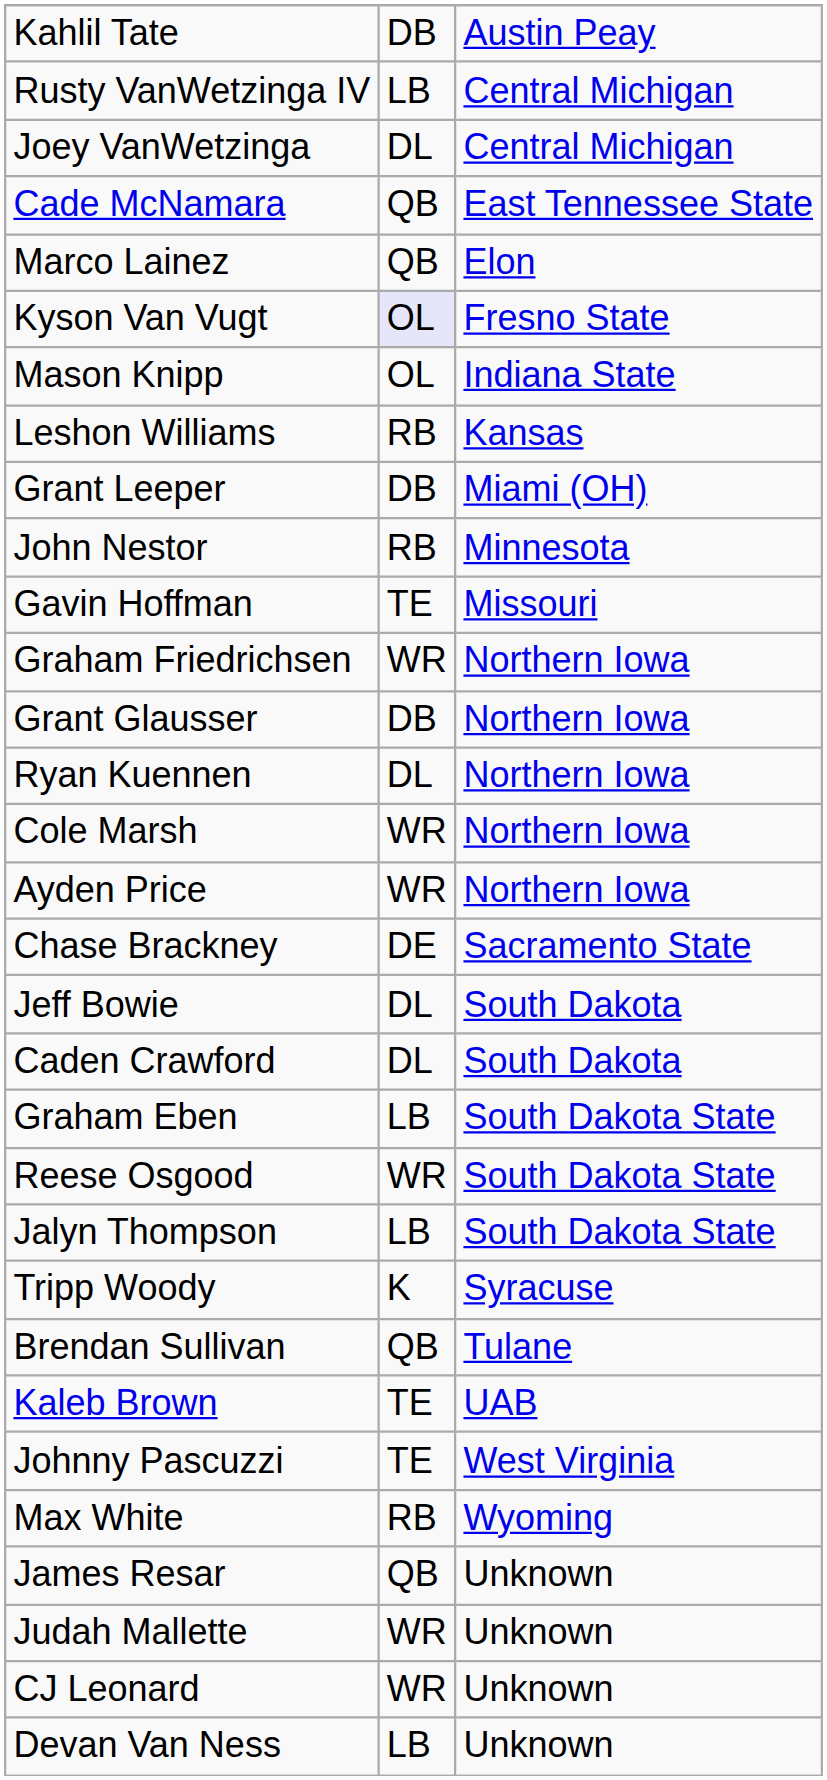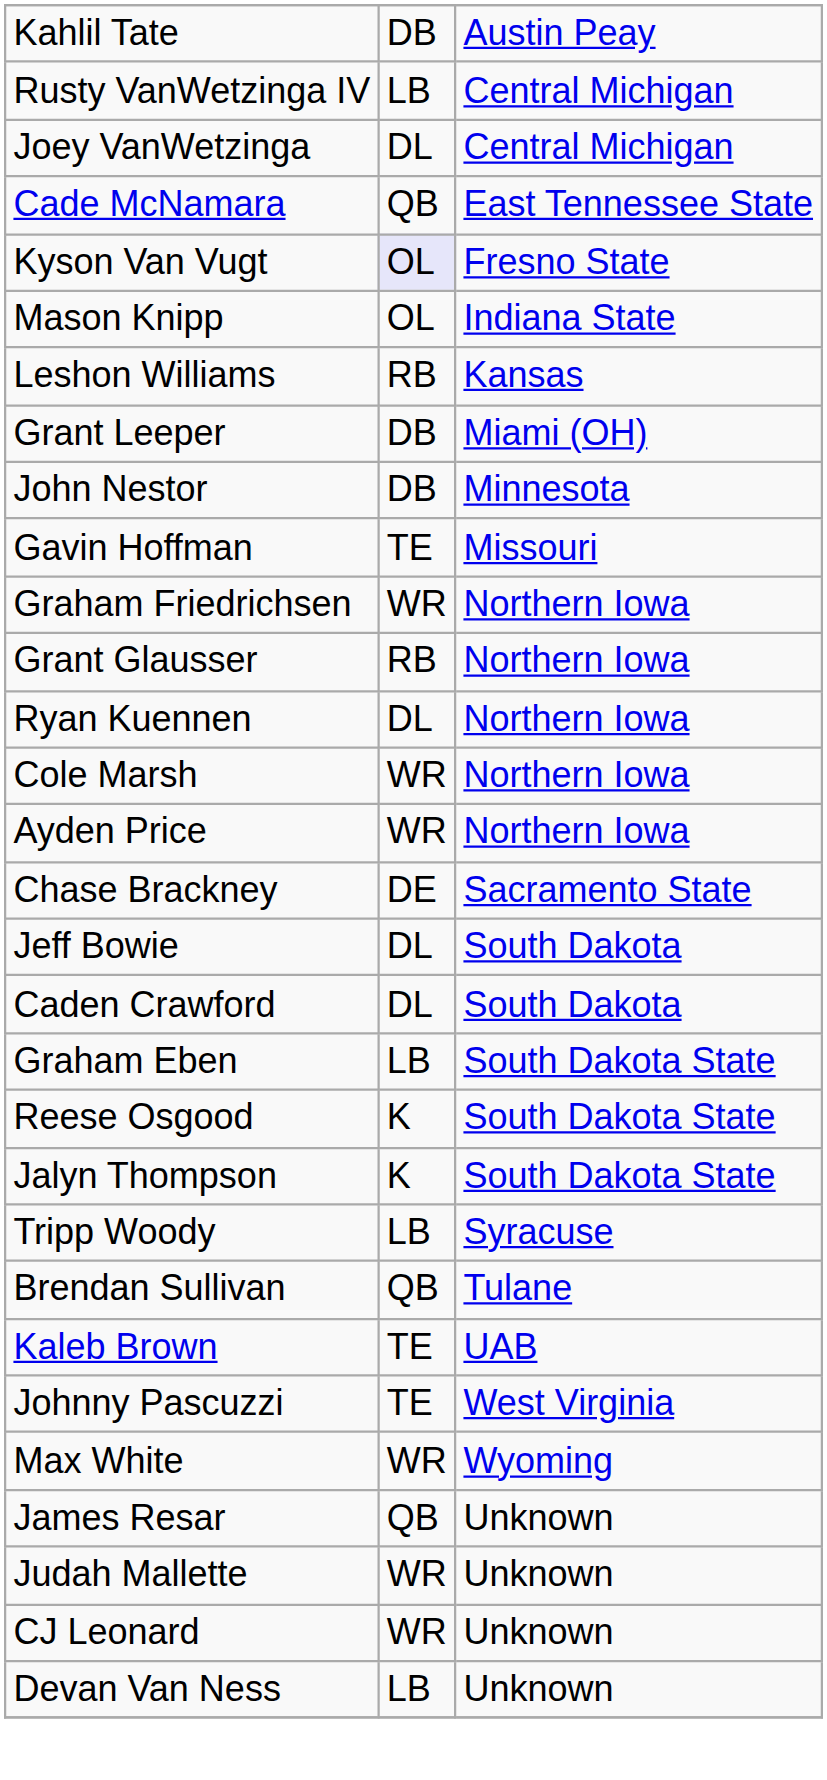- row: (121, 261)
(412, 546) RB -> (412, 489) DB
(412, 718) DB -> (412, 661) RB
(417, 1174) WR -> (399, 1117) K
(409, 1232) LB -> (399, 1174) K
(399, 1289) K -> (409, 1232) LB
(412, 1517) RB -> (417, 1460) WR
